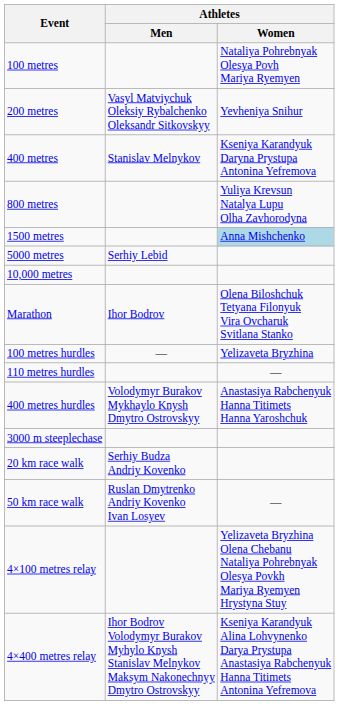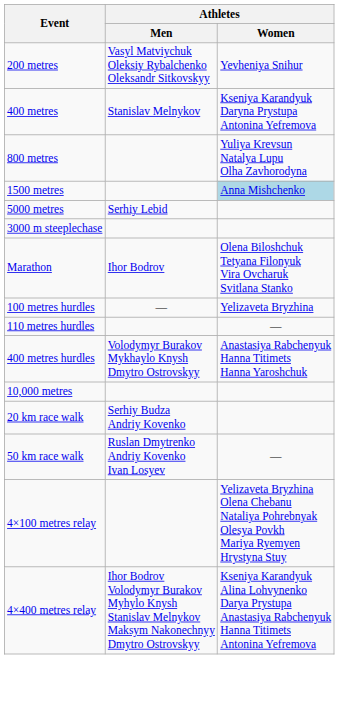- row: (33, 65)
rows swapped: (40, 275) <-> (55, 438)
